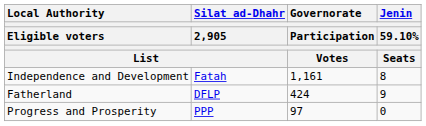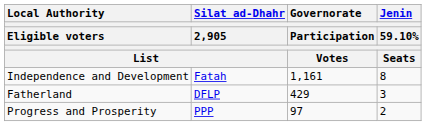(300, 94) 424 -> (300, 94) 429
(383, 94) 9 -> (383, 94) 3
(383, 111) 0 -> (383, 111) 2
